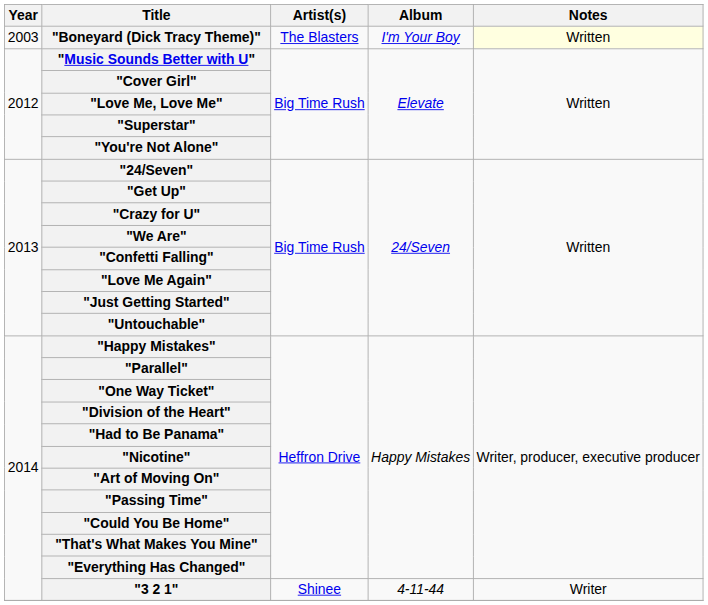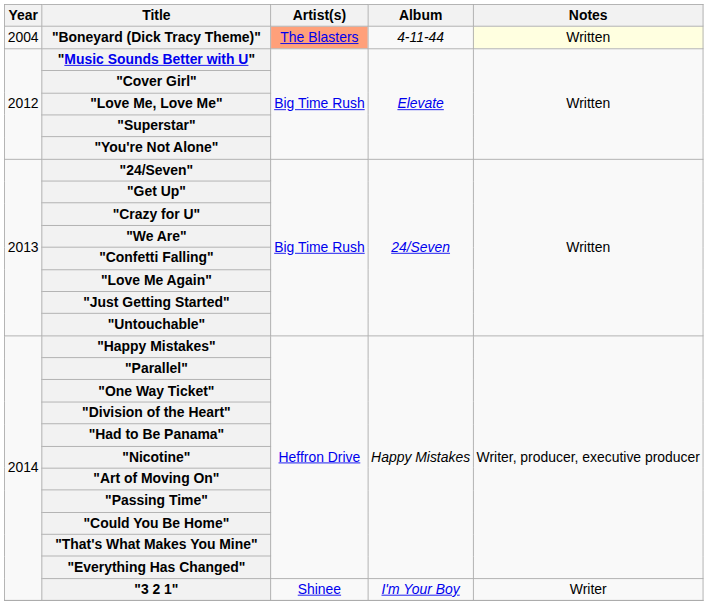(23, 37) 2003 -> (23, 37) 2004
(319, 37) no background -> (319, 37) lightsalmon background
(421, 37) I'm Your Boy -> (421, 37) 4-11-44
(421, 589) 4-11-44 -> (421, 589) I'm Your Boy
